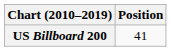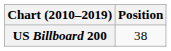(141, 35) 41 -> (141, 35) 38
